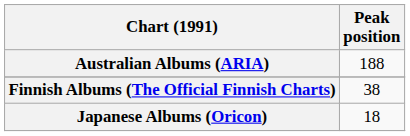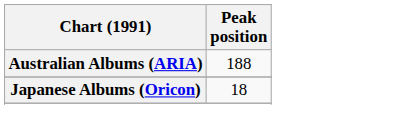- row: (172, 90)
